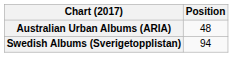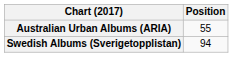(206, 28) 48 -> (206, 28) 55
